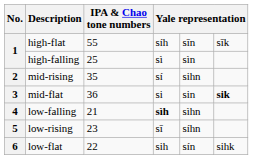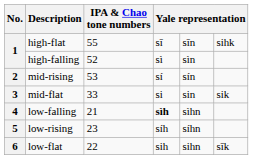(162, 42) síh -> (159, 42) sī
(223, 42) sīk -> (225, 42) sihk
(92, 59) 25 -> (92, 59) 52
(92, 77) 35 -> (92, 77) 53
(191, 77) sihn -> (189, 77) sín
(92, 94) 36 -> (92, 94) 33
(223, 94) bold -> (223, 94) normal
(159, 128) sī -> (162, 128) síh
(189, 146) sín -> (191, 146) sihn
(225, 146) sihk -> (223, 146) sīk
